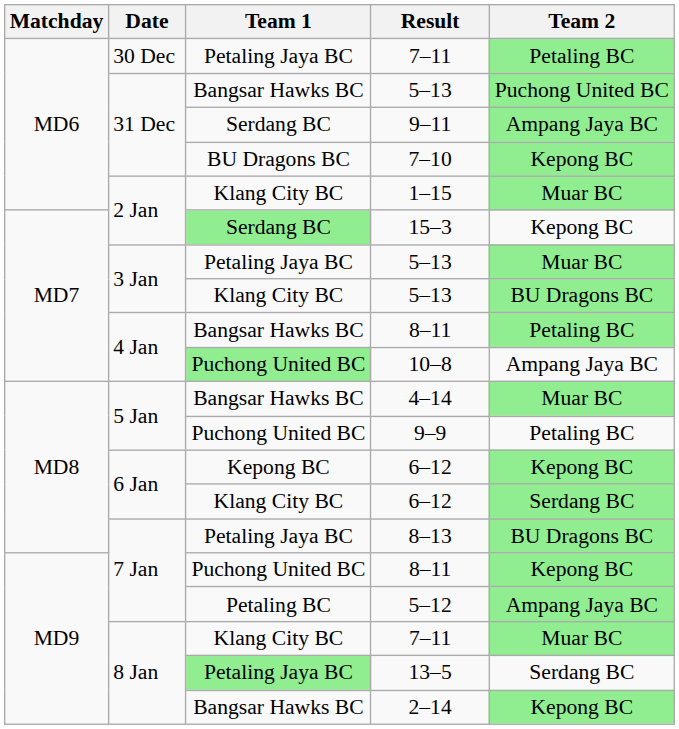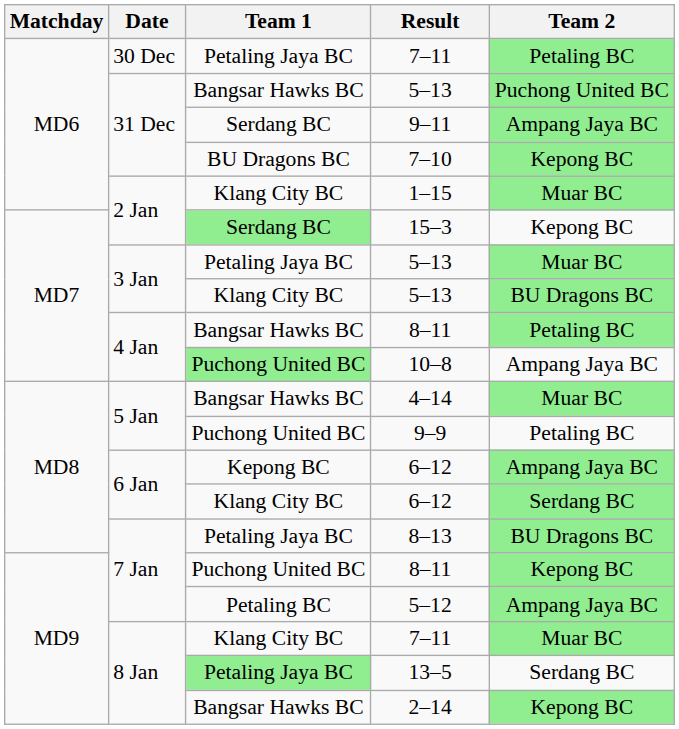(582, 466) Kepong BC -> (582, 466) Ampang Jaya BC
